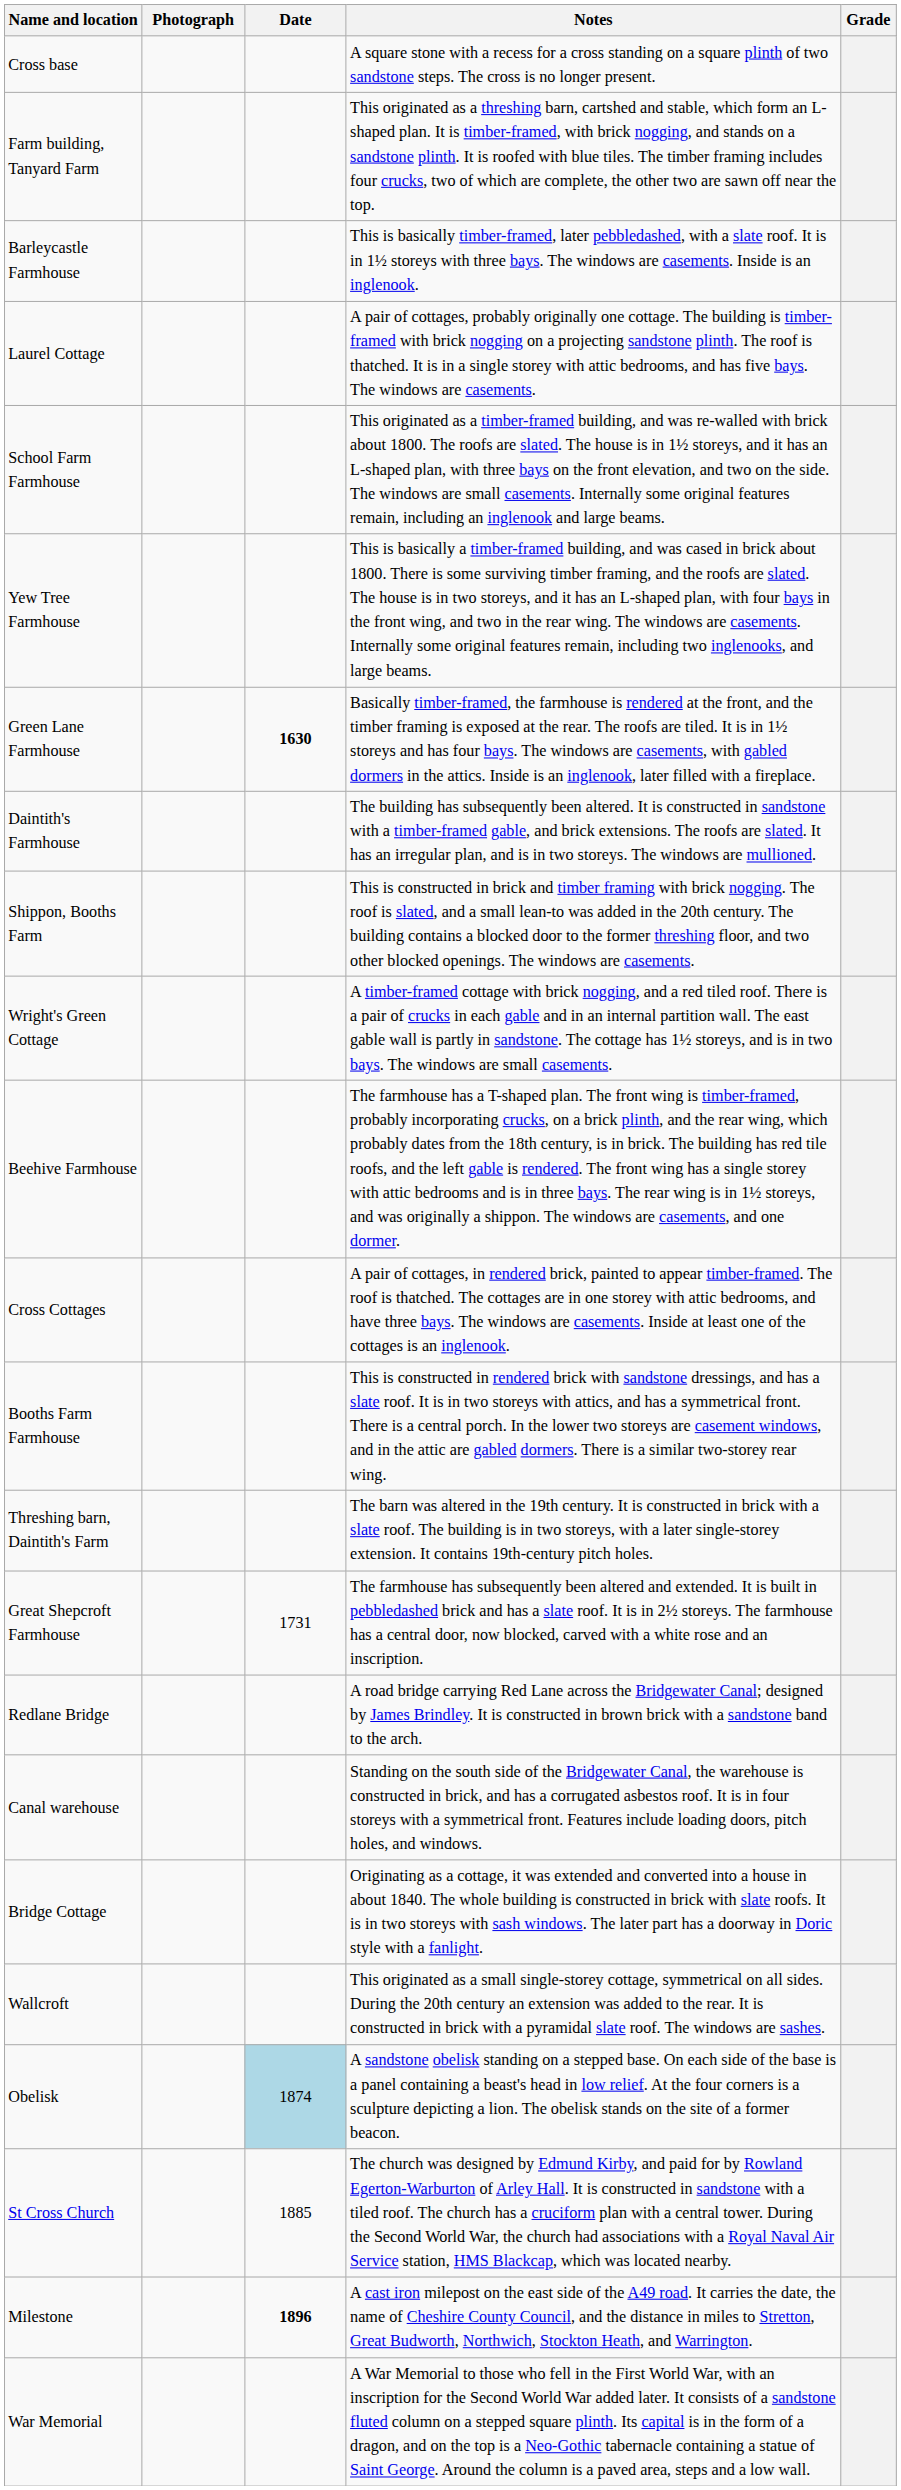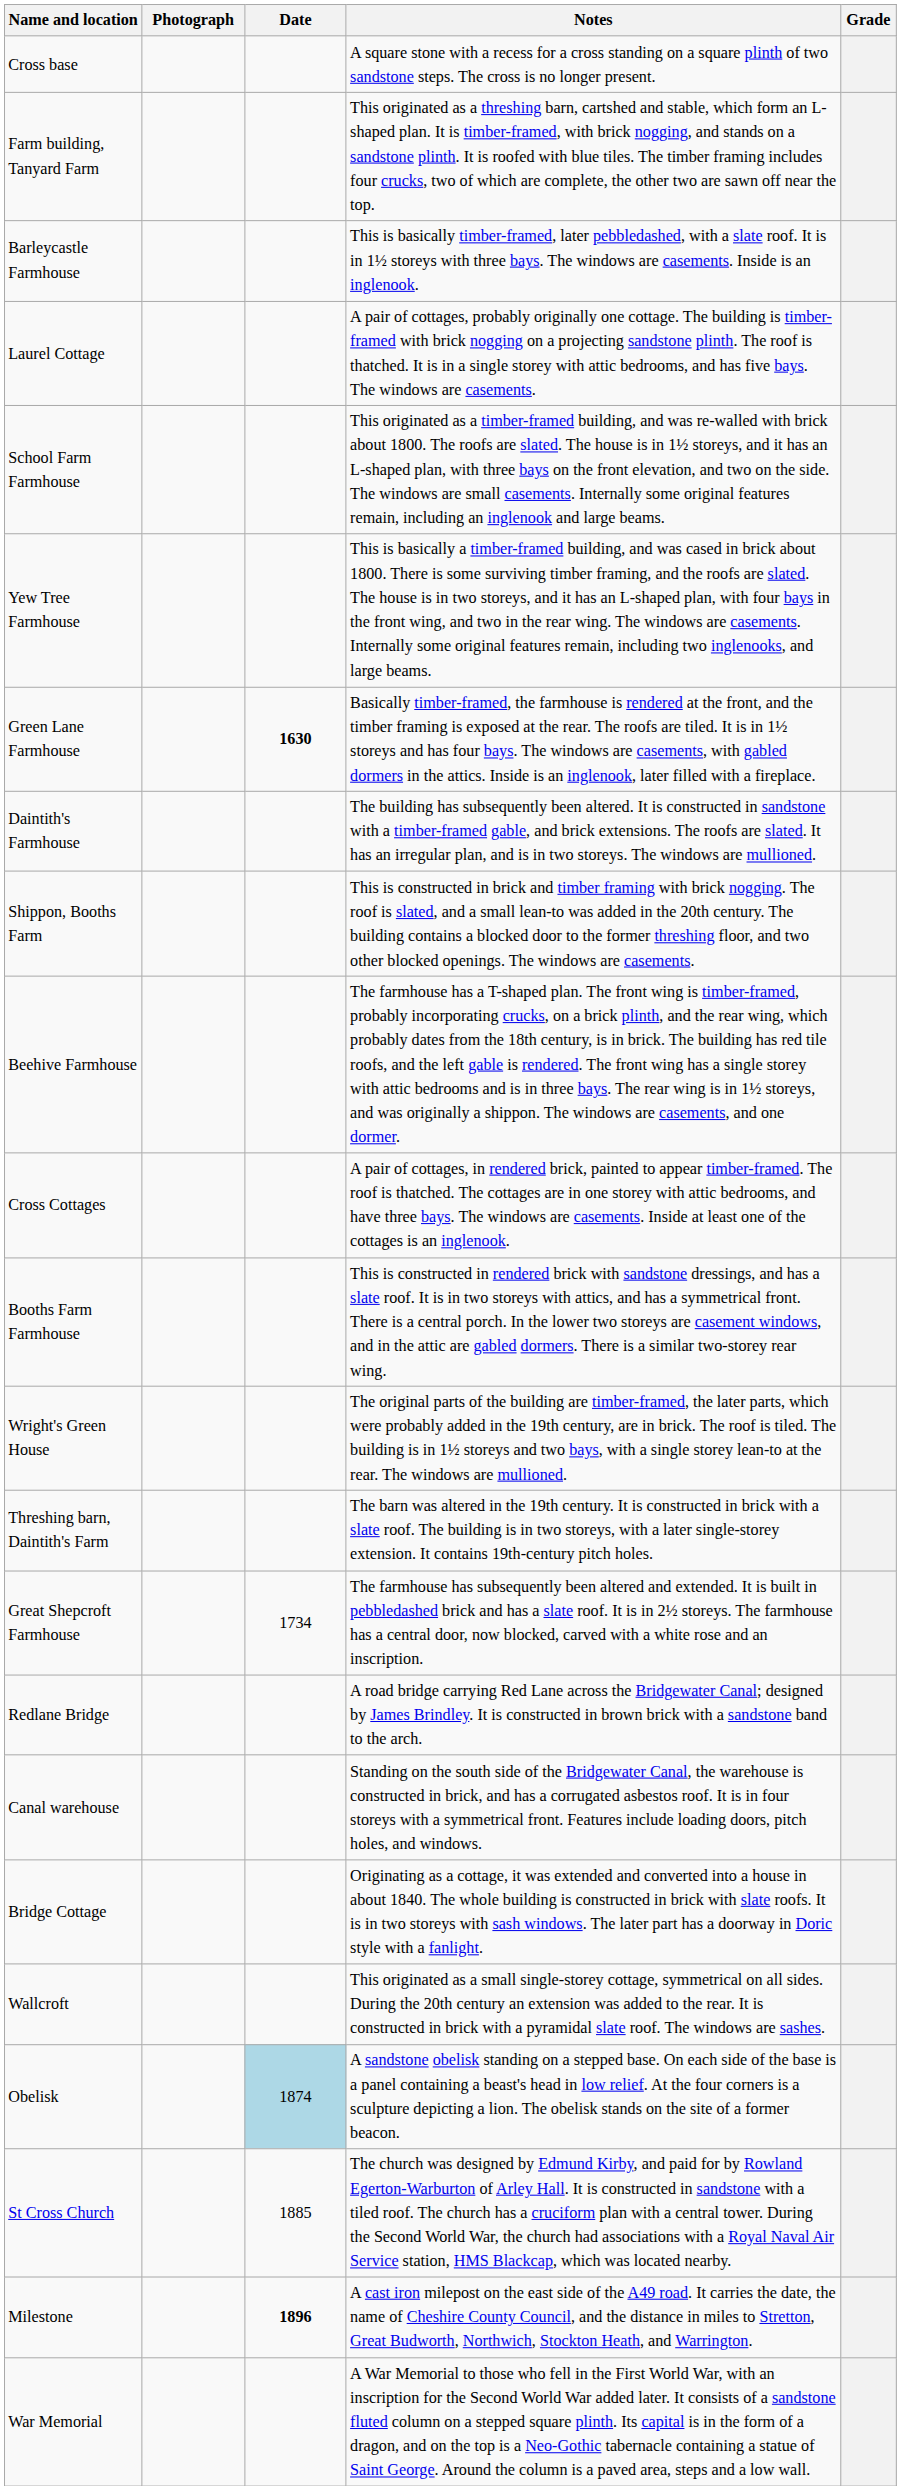- row: (57, 1028)
+ row: (57, 1438)
(295, 1622) 1731 -> (295, 1622) 1734
